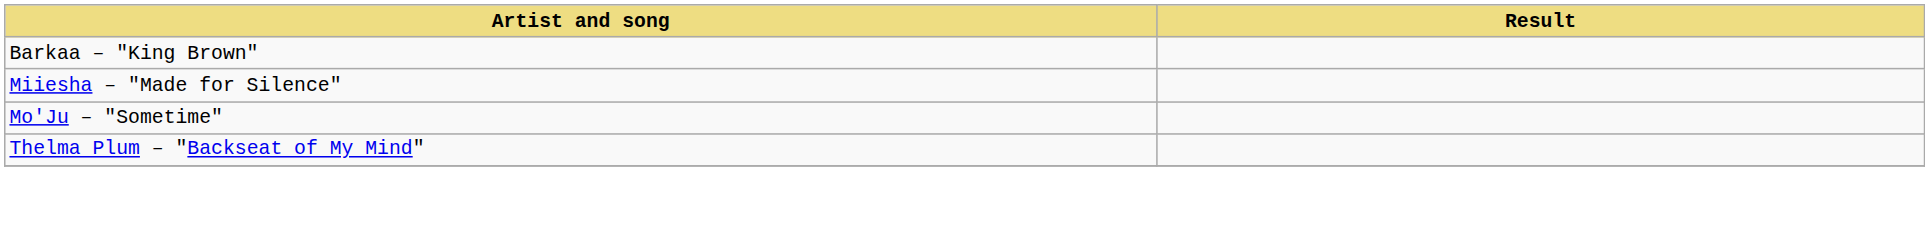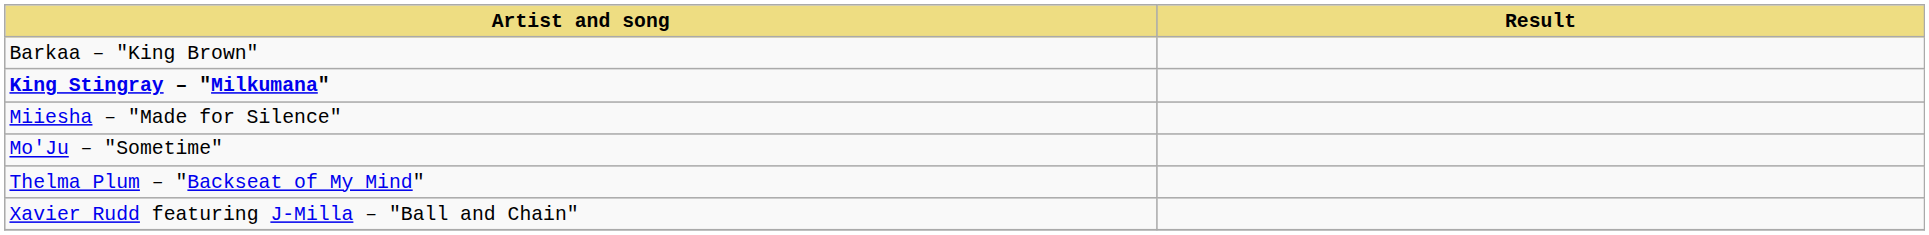+ row: (170, 85)
+ row: (294, 214)
